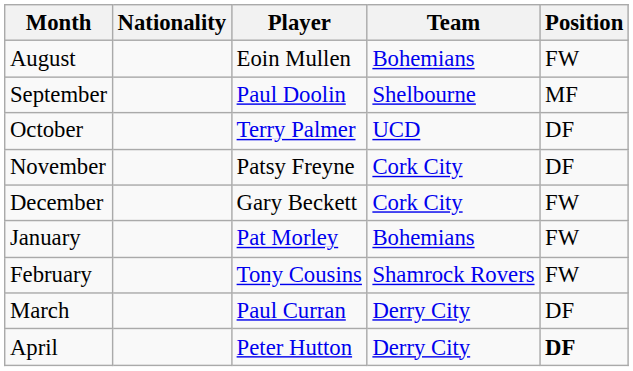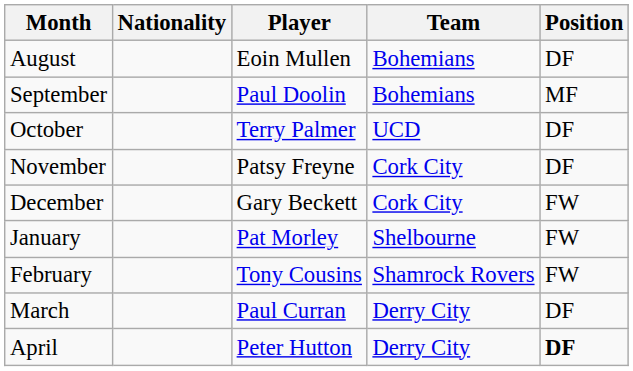(562, 58) FW -> (560, 58) DF
(424, 94) Shelbourne -> (423, 94) Bohemians
(423, 238) Bohemians -> (424, 238) Shelbourne
